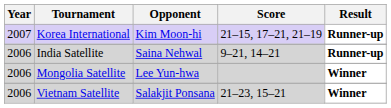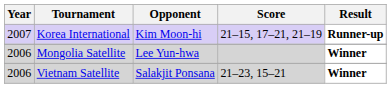- row: (70, 54)
